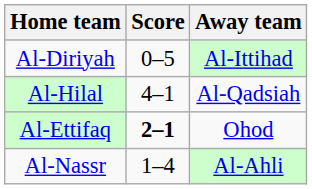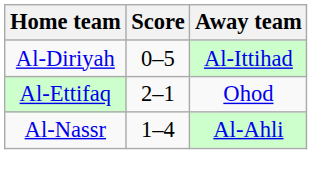- row: (65, 93)
(158, 129) bold -> (158, 93) normal
